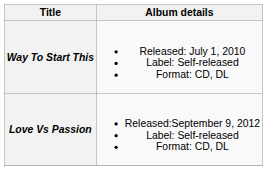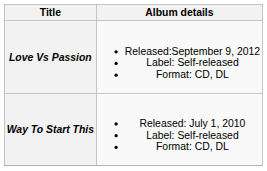rows swapped: (50, 129) <-> (50, 57)
